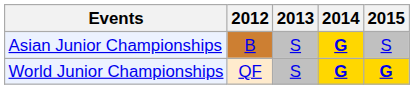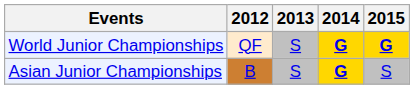rows swapped: (115, 45) <-> (116, 72)
